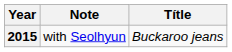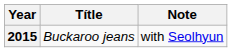columns swapped: (178, 15) <-> (84, 15)
